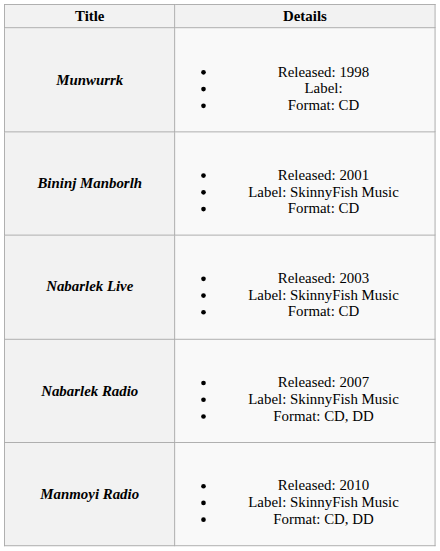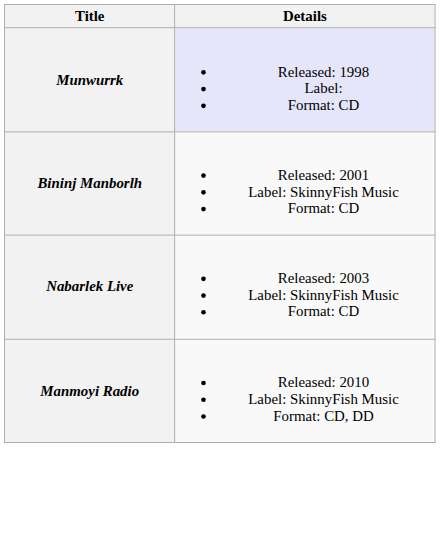(305, 88) no background -> (305, 88) lavender background
- row: (90, 390)
